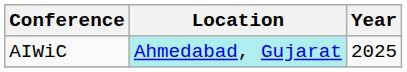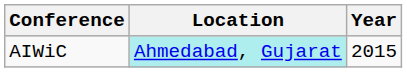(374, 52) 2025 -> (374, 52) 2015
